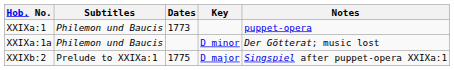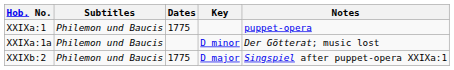(179, 27) 1773 -> (179, 27) 1775
(107, 58) Prelude to XXIXa:1 -> (110, 58) Philemon und Baucis
